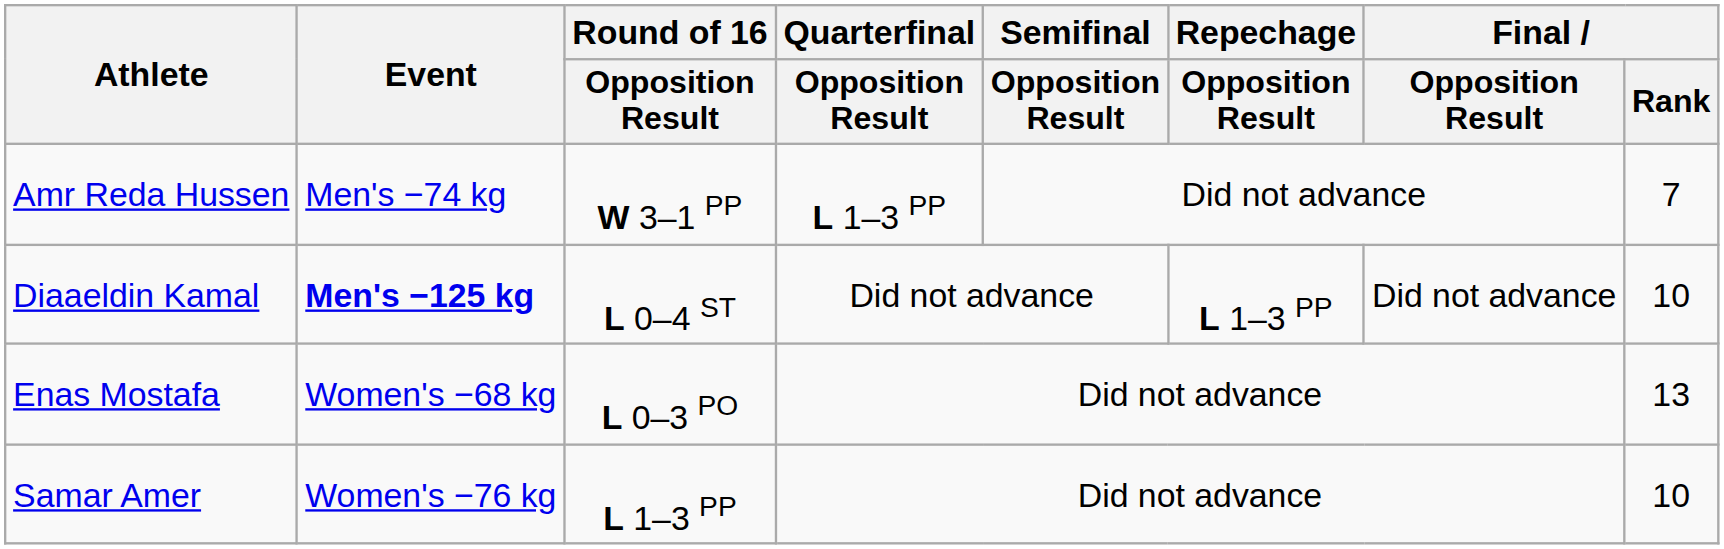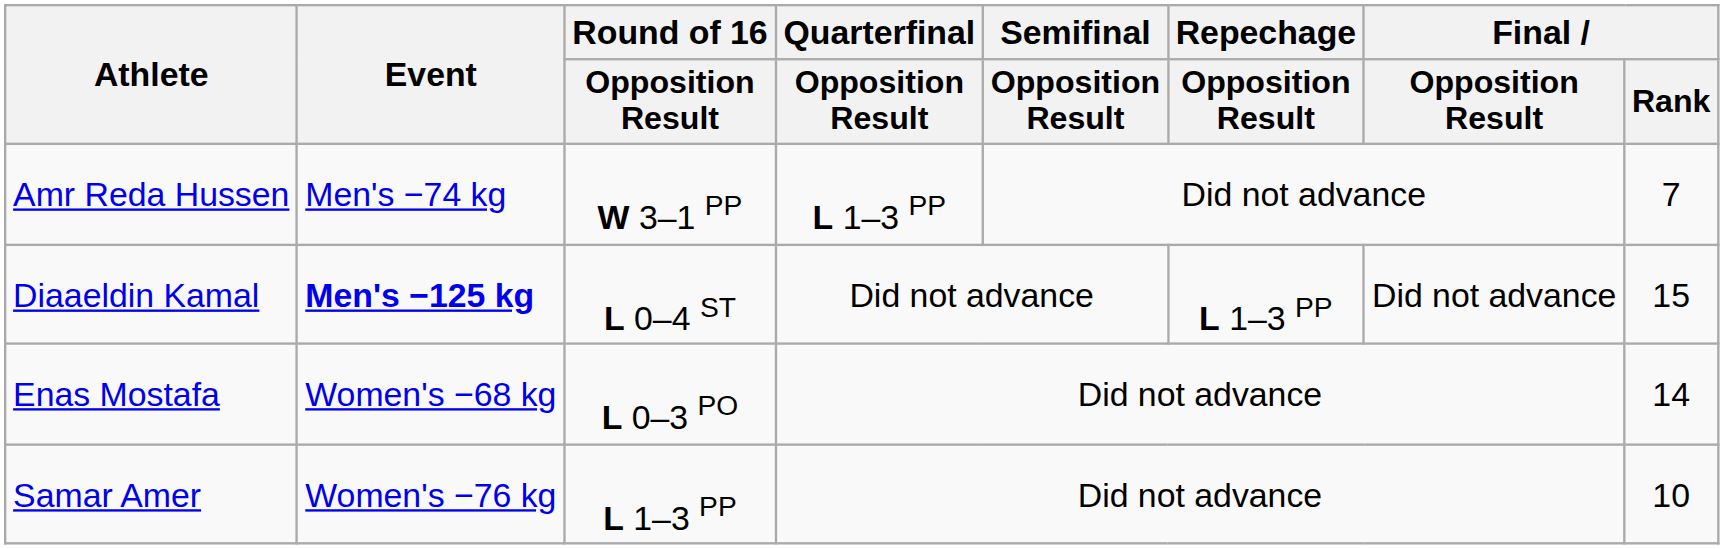(1671, 295) 10 -> (1671, 295) 15
(1671, 395) 13 -> (1671, 395) 14
